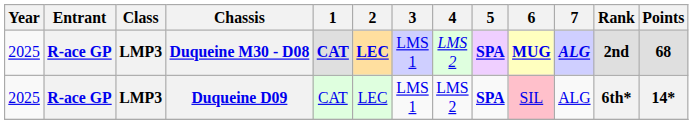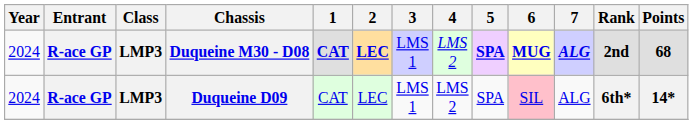(24, 52) 2025 -> (24, 52) 2024
(24, 97) 2025 -> (24, 97) 2024
(490, 97) bold -> (490, 97) normal
